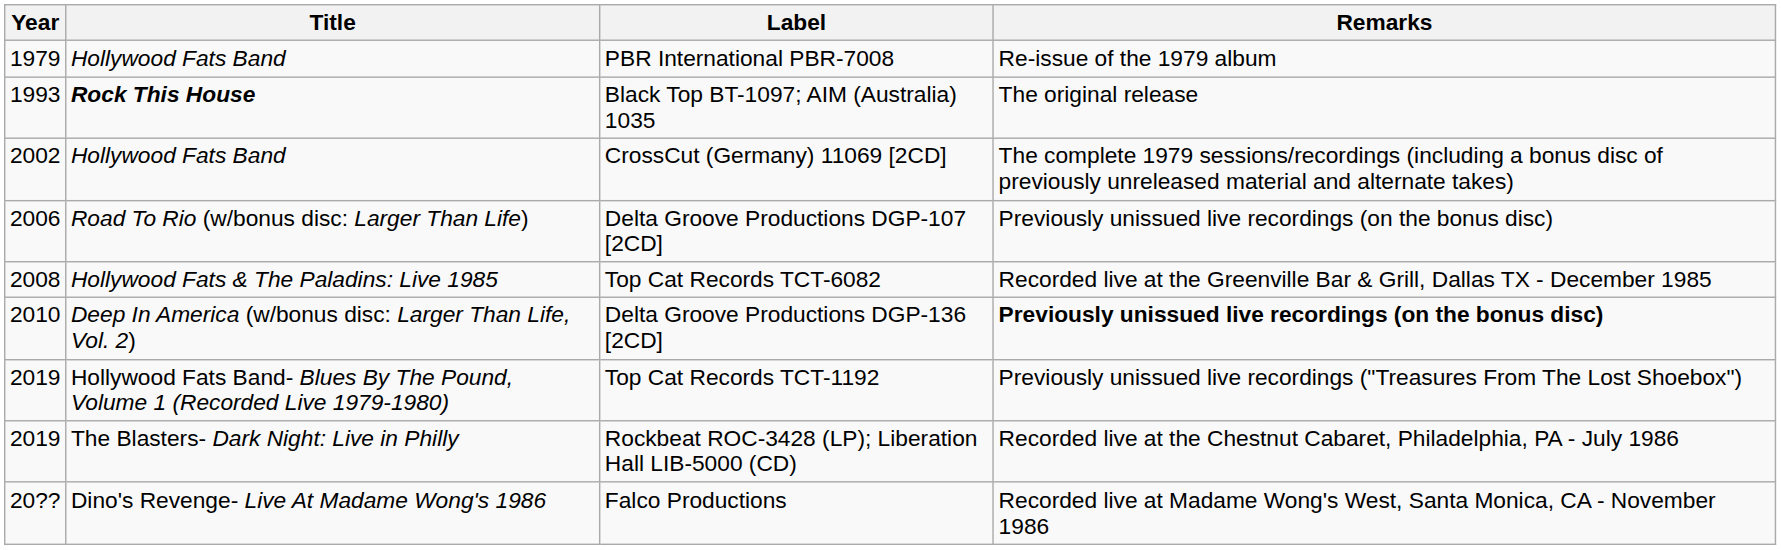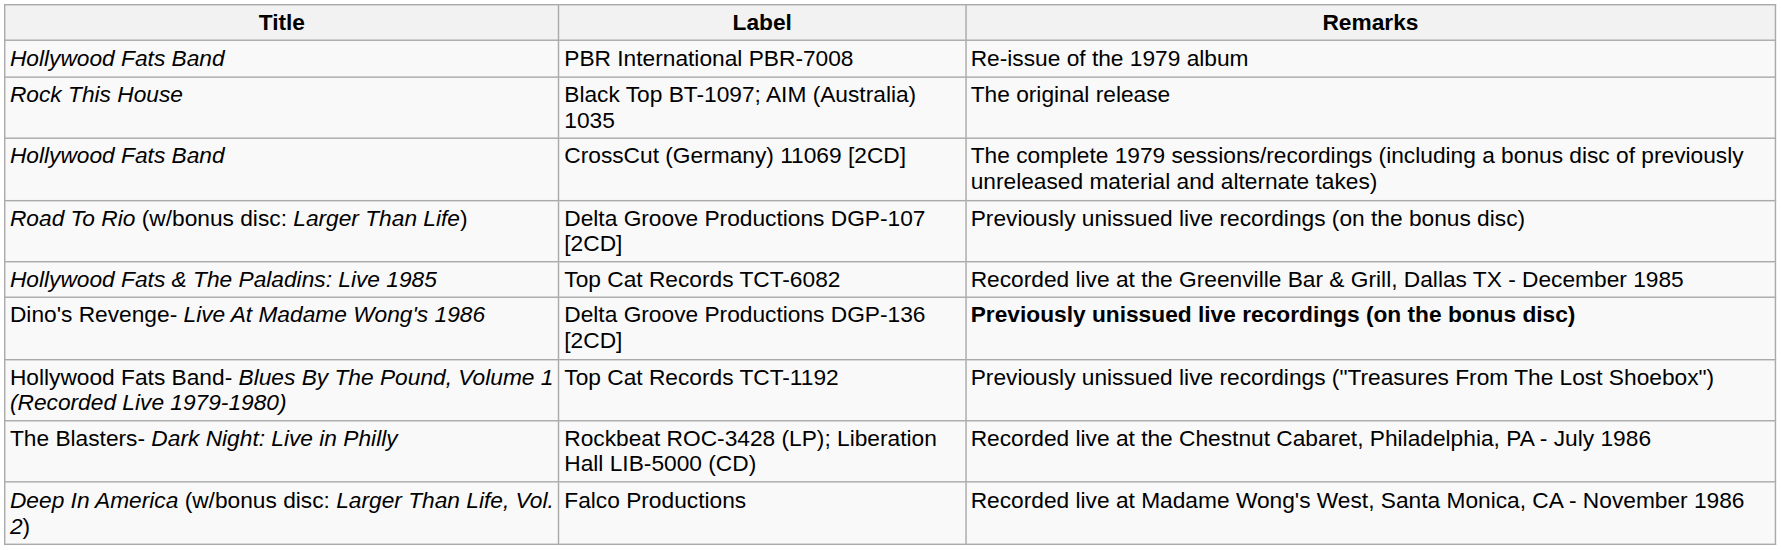- column: (35, 22)
(163, 94) bold -> (96, 94) normal
(321, 328) Deep In America (w/bonus disc: Larger Than Life, Vol. 2) -> (248, 315) Dino's Revenge- Live At Madame Wong's 1986
(309, 500) Dino's Revenge- Live At Madame Wong's 1986 -> (282, 512) Deep In America (w/bonus disc: Larger Than Life, Vol. 2)
